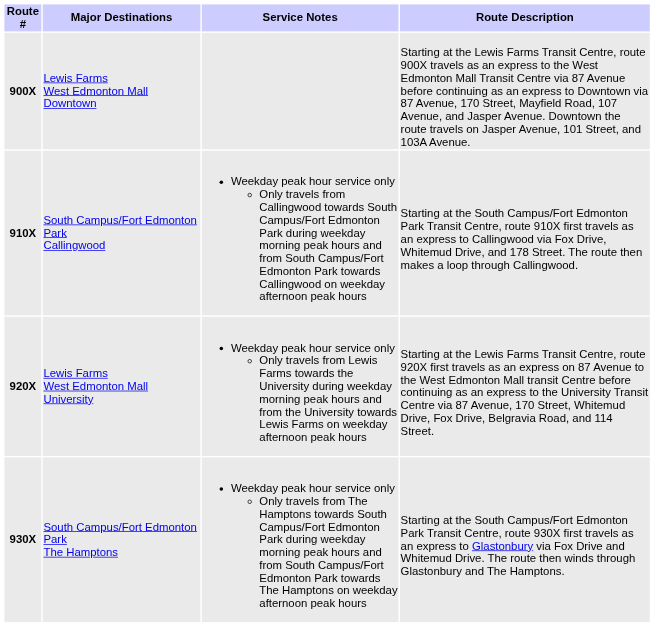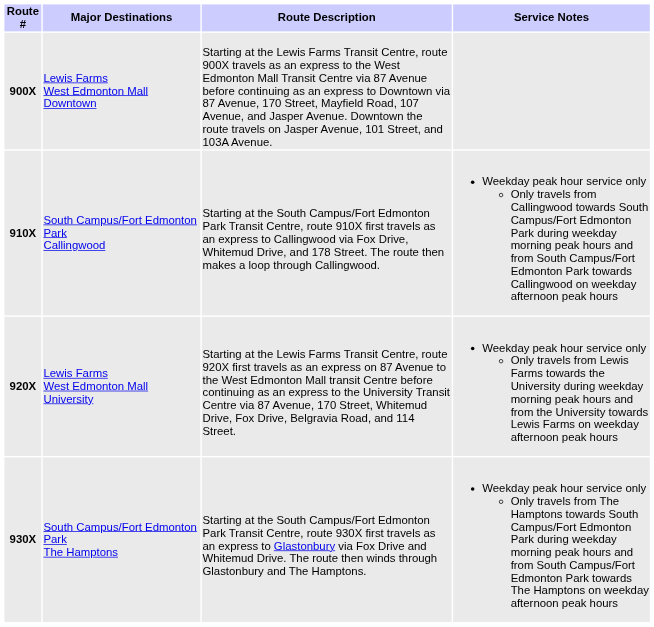columns swapped: (525, 18) <-> (300, 18)
